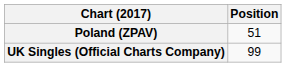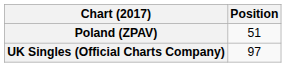(254, 52) 99 -> (254, 52) 97
